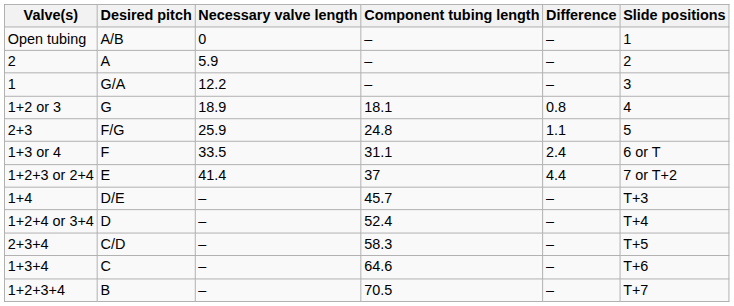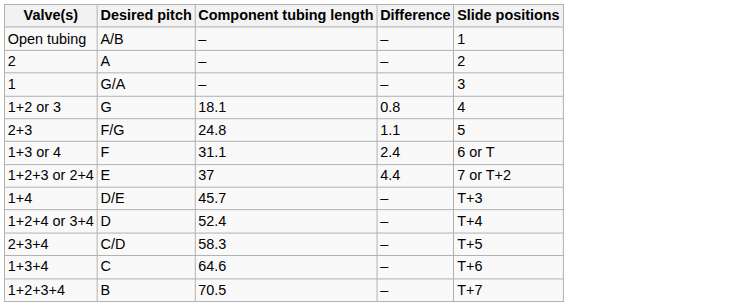- column: (278, 15)
